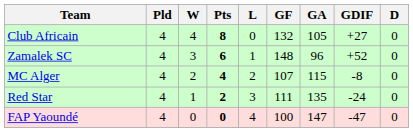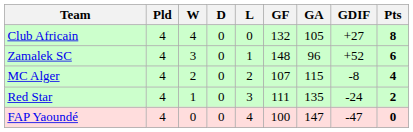columns swapped: (394, 14) <-> (223, 14)
